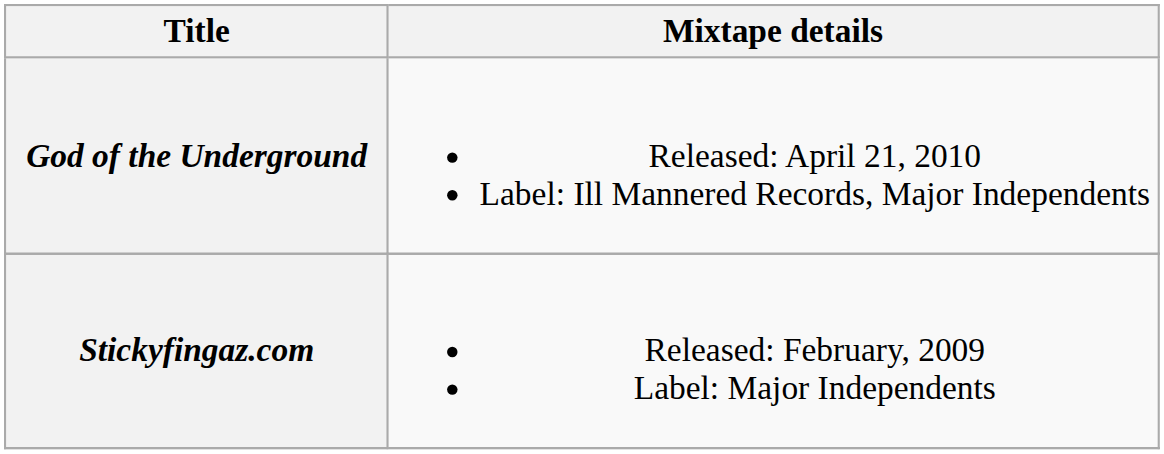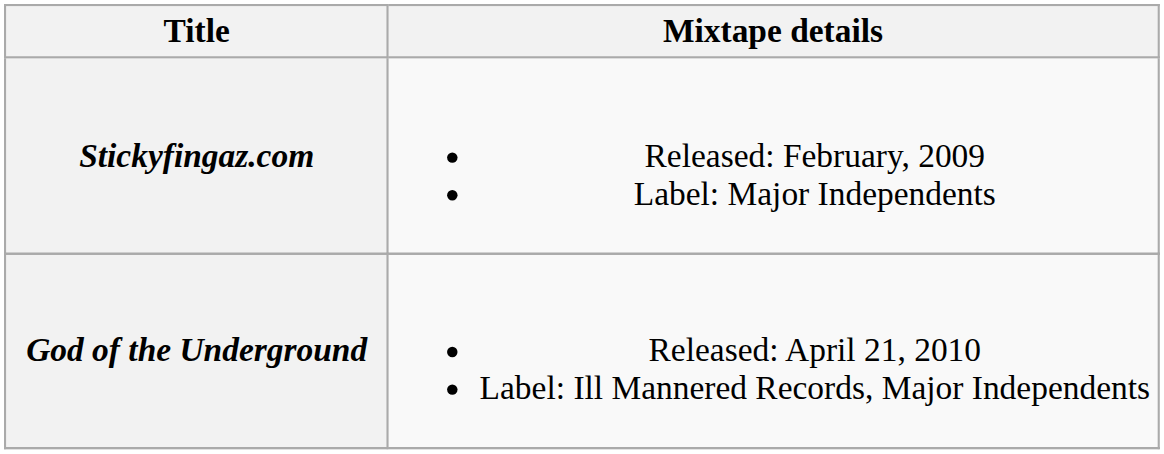rows swapped: (197, 350) <-> (197, 155)
